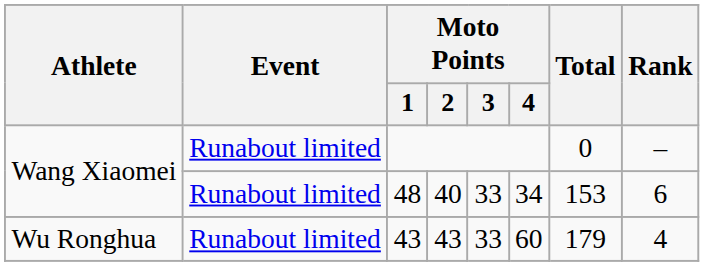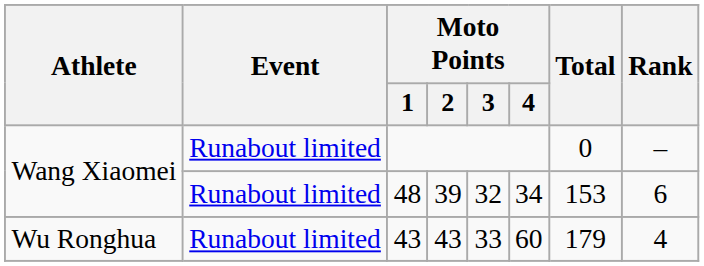(448, 193) 40 -> (448, 193) 39
(488, 193) 33 -> (488, 193) 32
